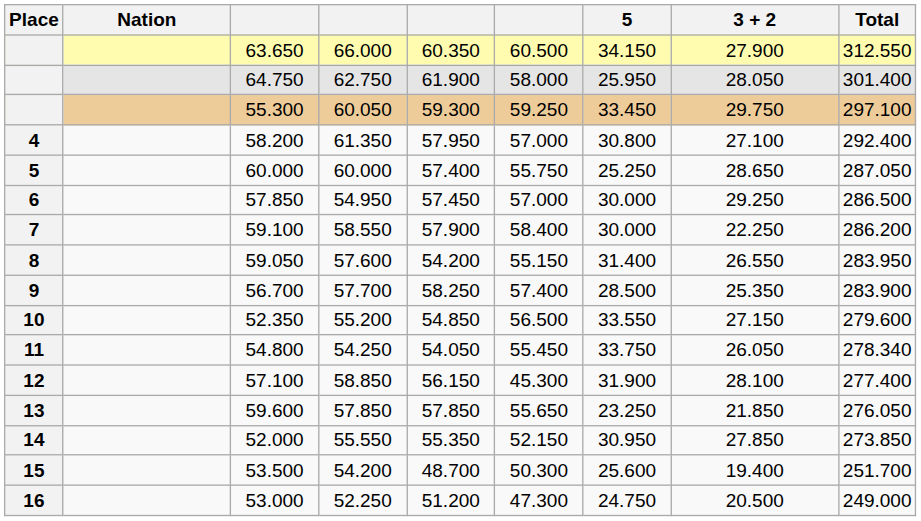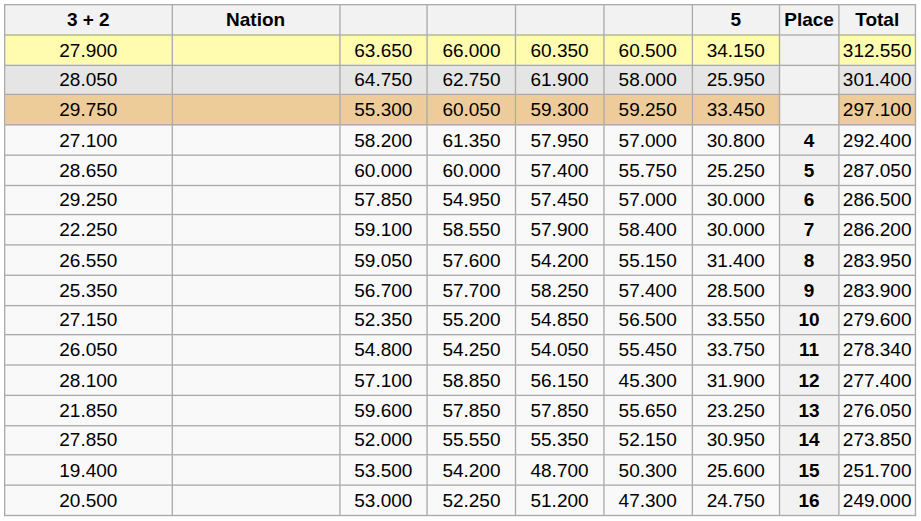columns swapped: (34, 20) <-> (755, 20)
